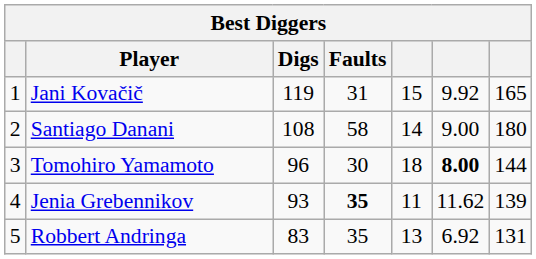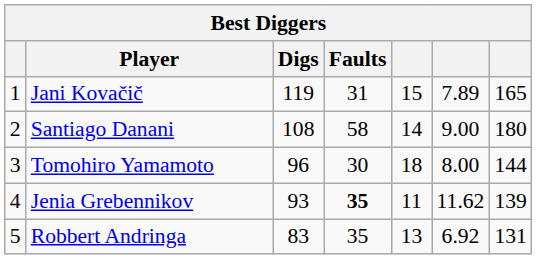(460, 93) 9.92 -> (460, 93) 7.89
(460, 165) bold -> (460, 165) normal
